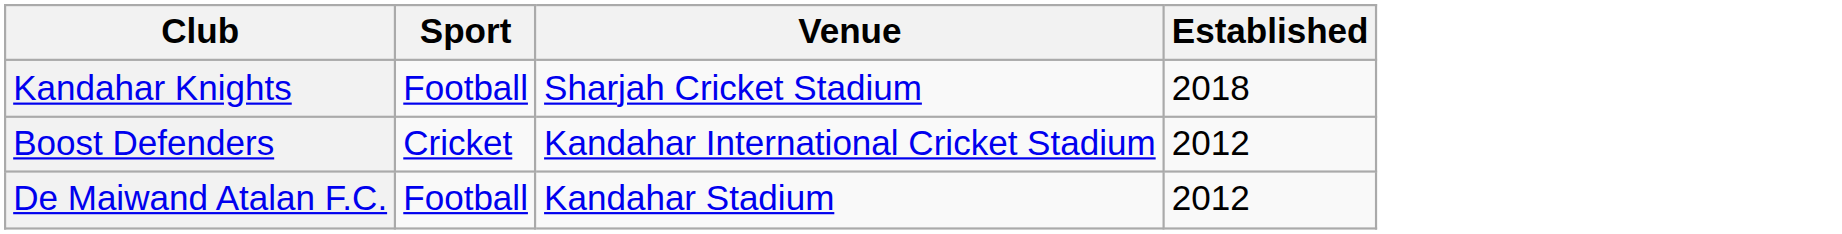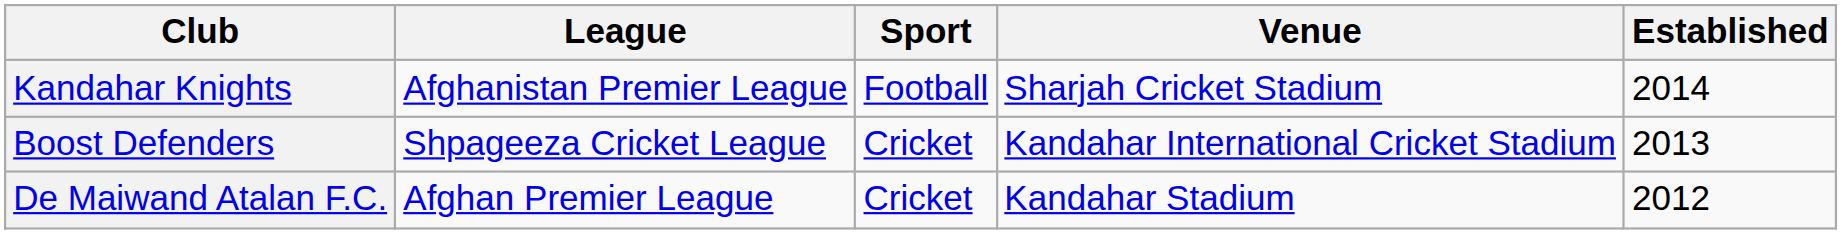+ column: (625, 32)
(1211, 87) 2018 -> (1671, 87) 2014
(1211, 143) 2012 -> (1671, 143) 2013
(466, 198) Football -> (918, 198) Cricket
